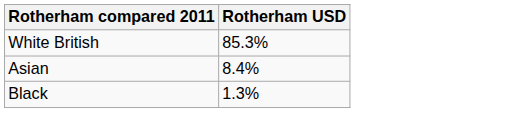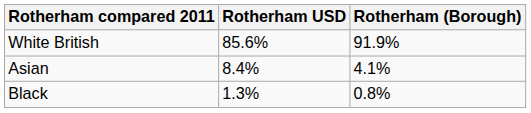+ column: (438, 17)
(245, 42) 85.3% -> (245, 42) 85.6%
